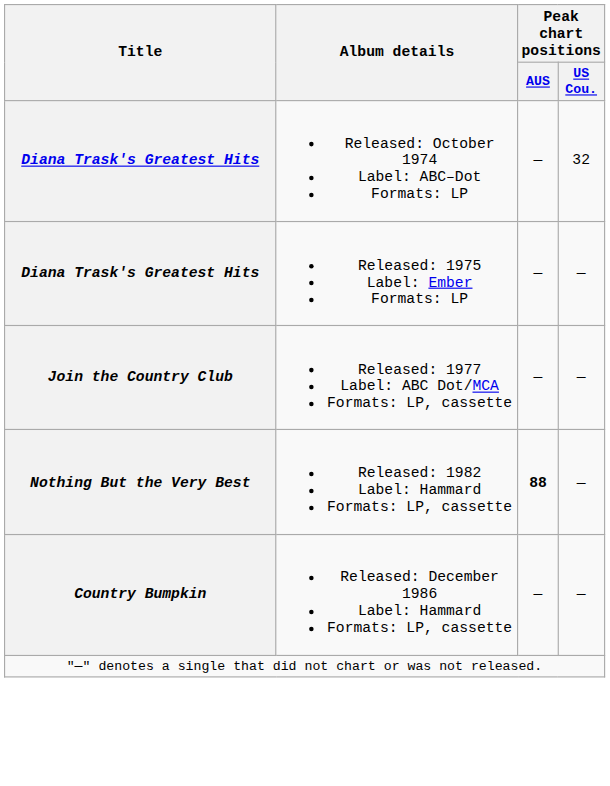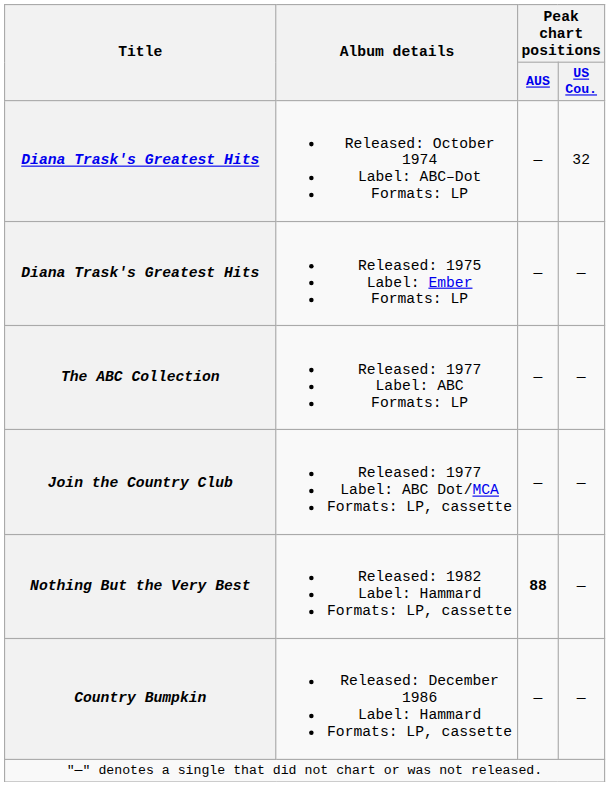+ row: (397, 386)
